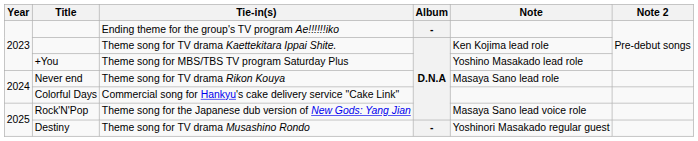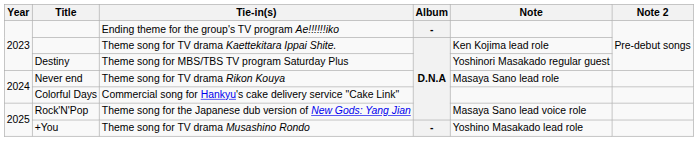(46, 62) +You -> (52, 62) Destiny
(518, 62) Yoshino Masakado lead role -> (531, 62) Yoshinori Masakado regular guest
(52, 128) Destiny -> (46, 128) +You
(531, 128) Yoshinori Masakado regular guest -> (518, 128) Yoshino Masakado lead role
